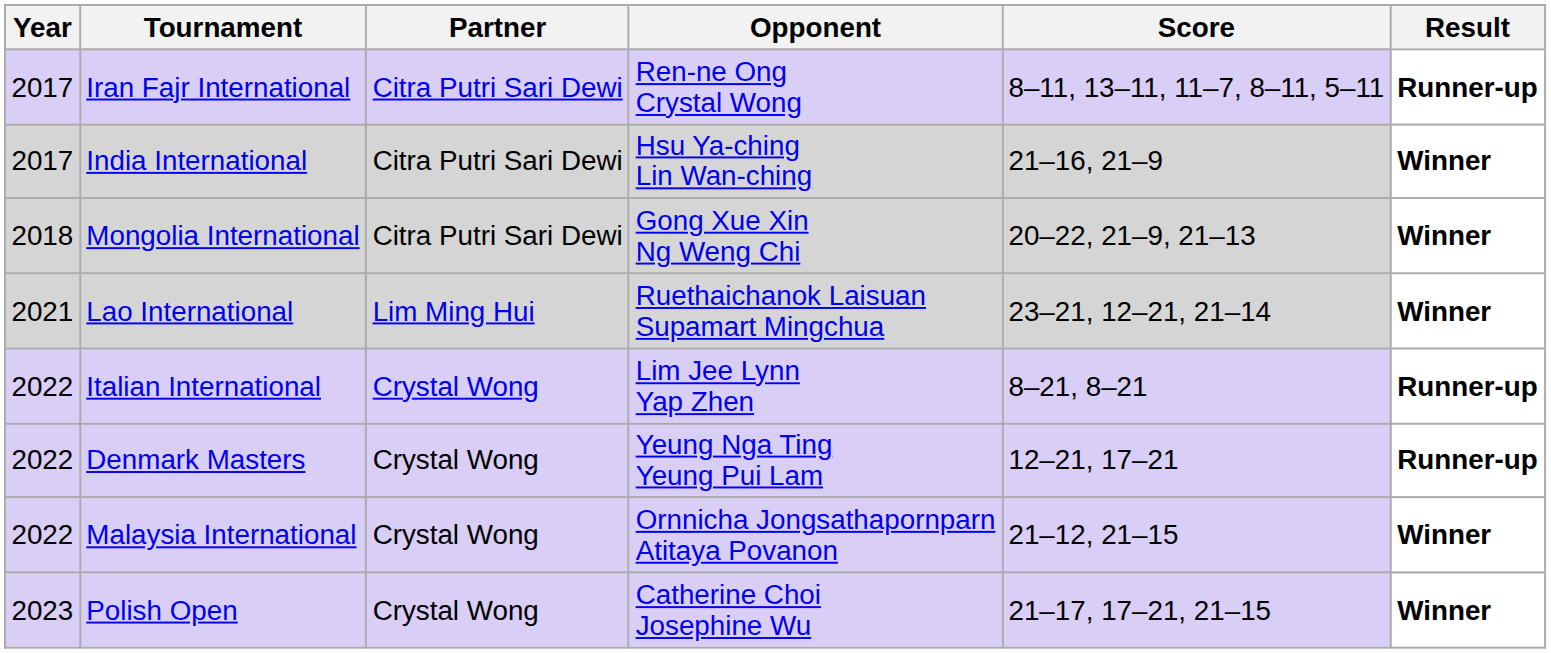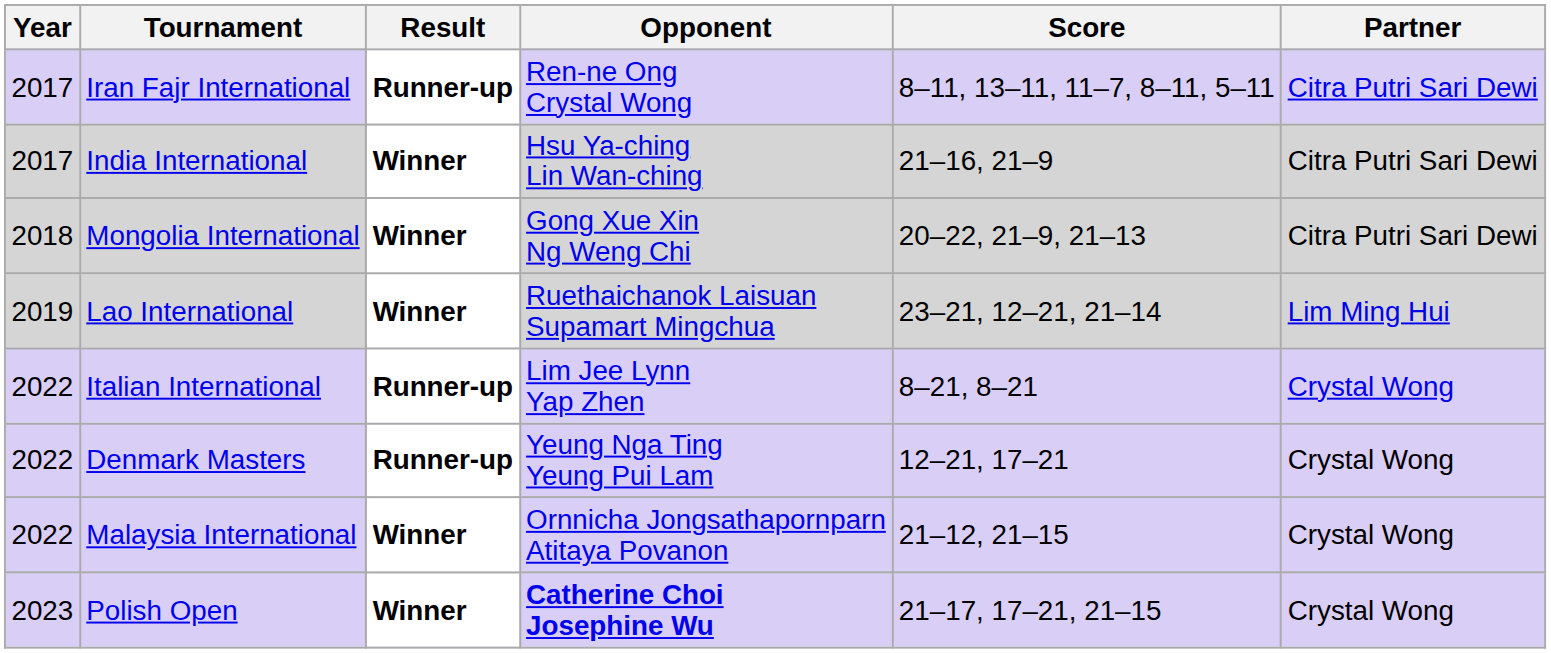columns swapped: (498, 27) <-> (1467, 27)
(42, 311) 2021 -> (42, 311) 2019
(728, 610) normal -> (625, 610) bold
